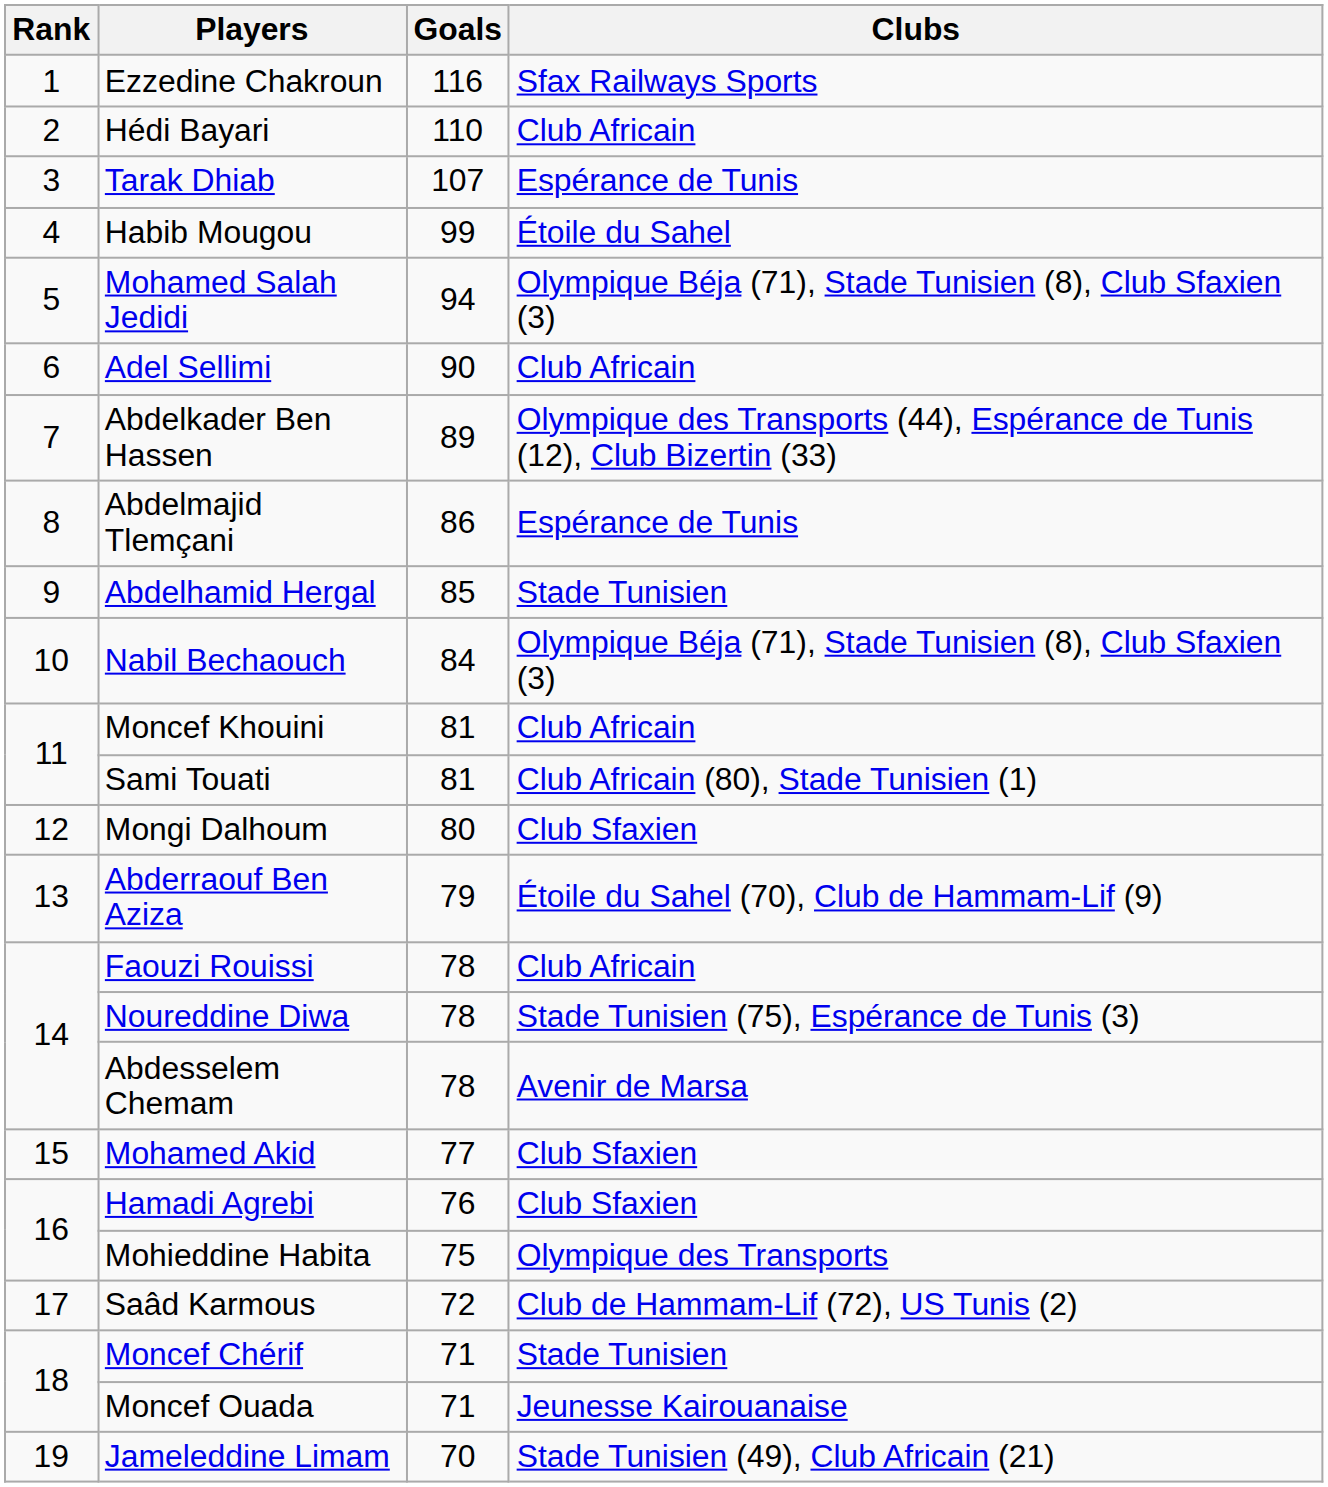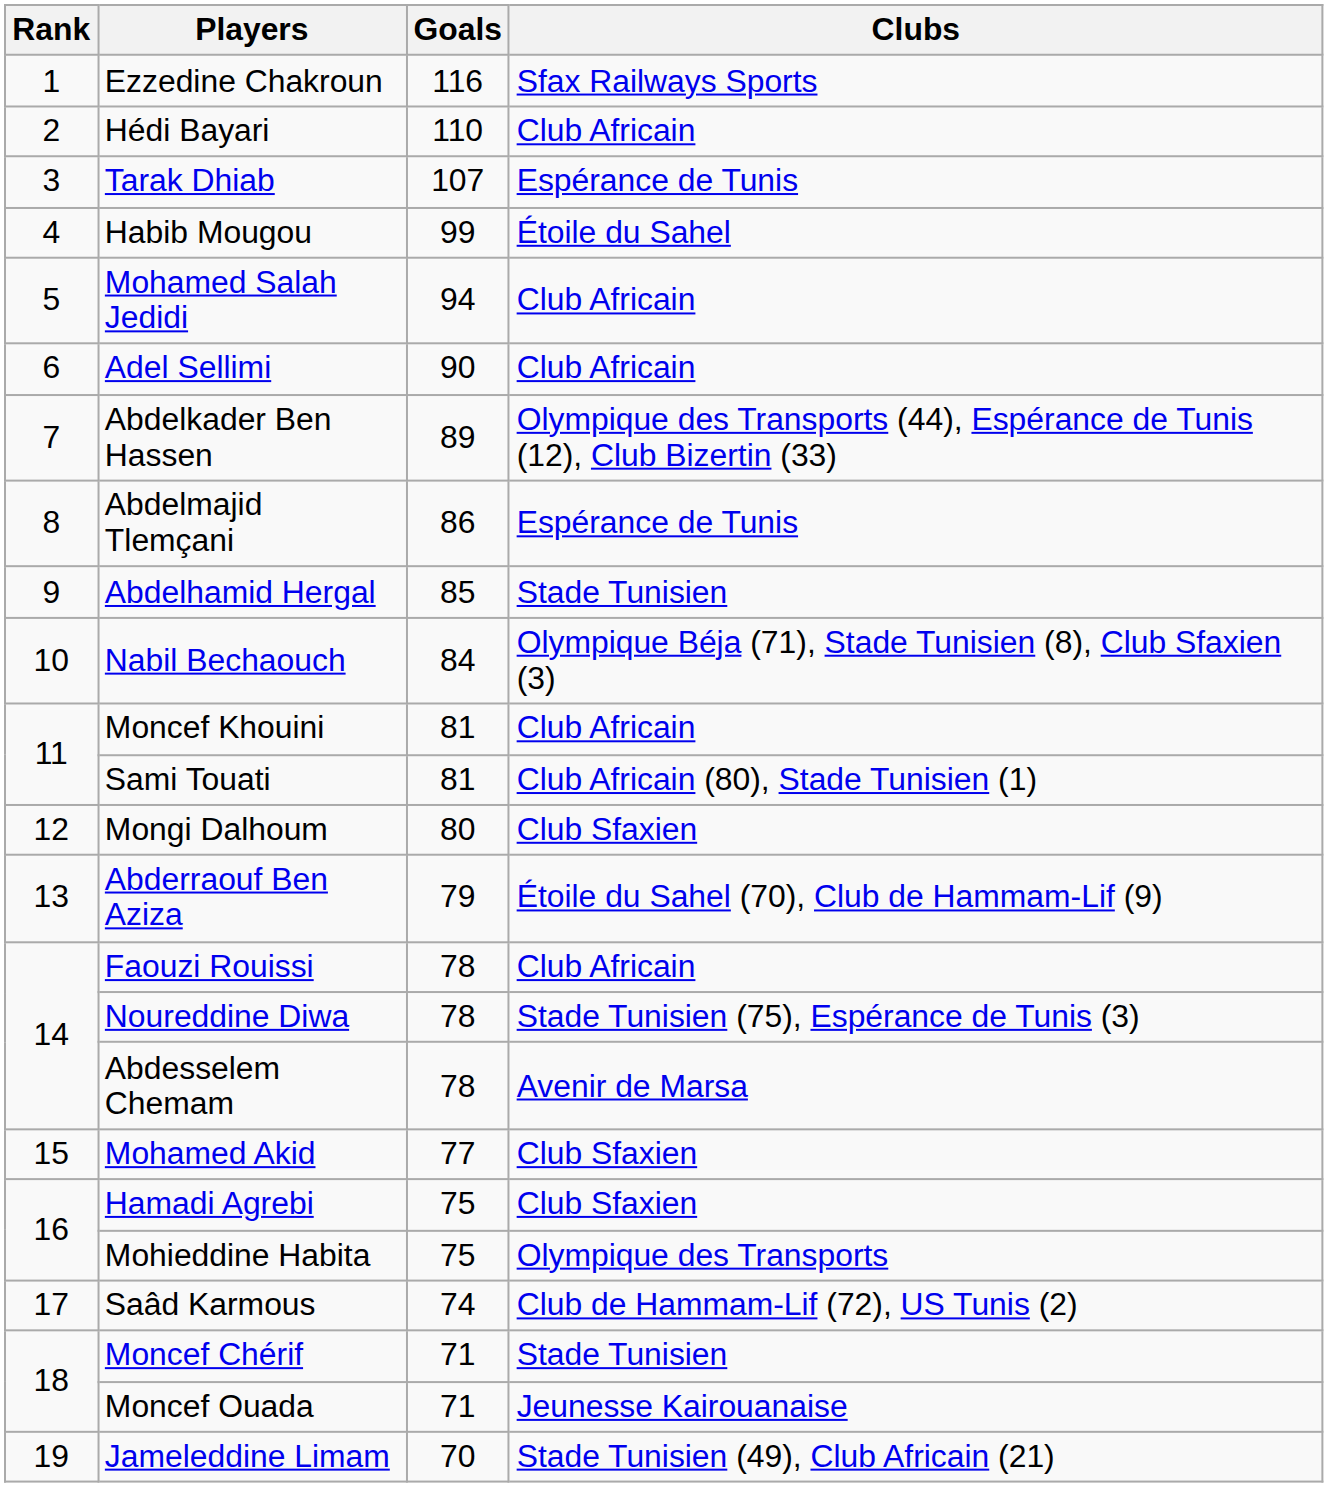(899, 300) Olympique Béja (71), Stade Tunisien (8), Club Sfaxien (3) -> (606, 300) Club Africain
(458, 1204) 76 -> (458, 1204) 75
(458, 1305) 72 -> (458, 1305) 74
